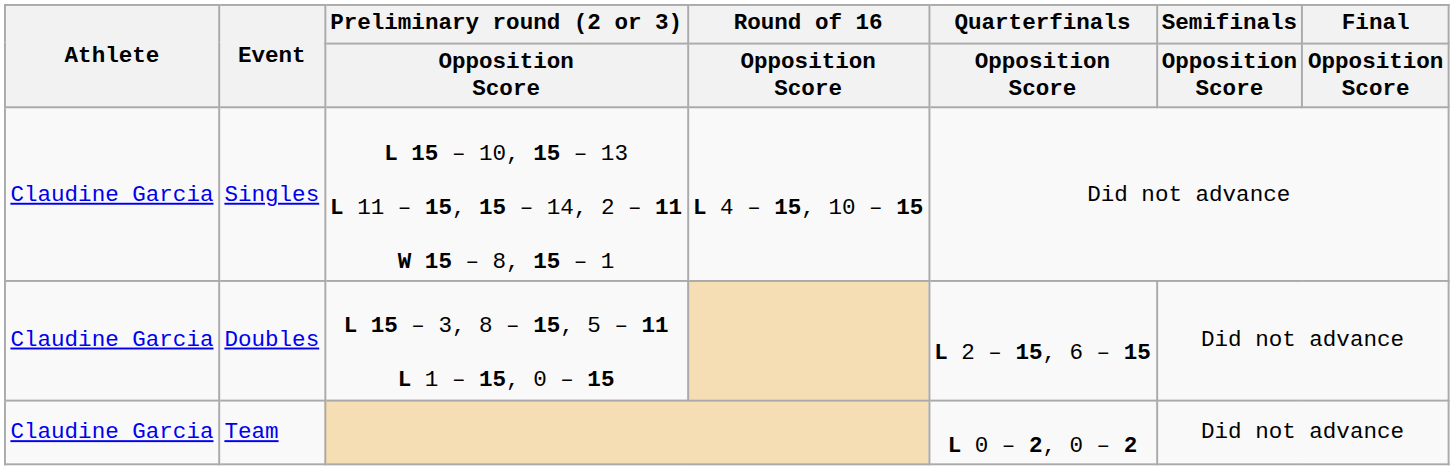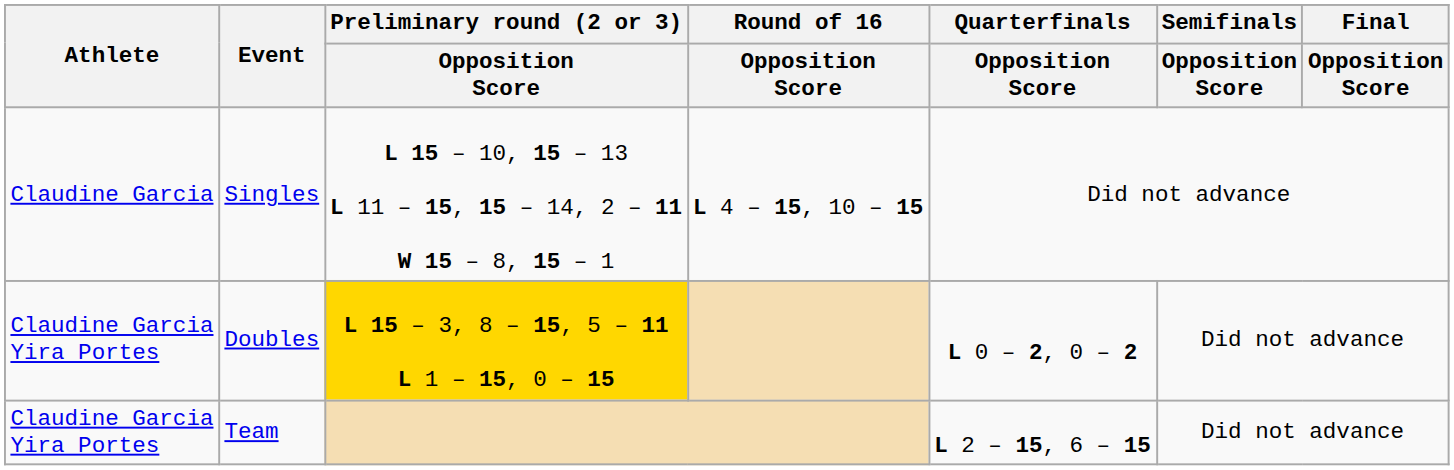(112, 340) Claudine Garcia -> (112, 340) Claudine Garcia Yira Portes
(506, 354) no background -> (506, 354) gold background
(1042, 354) L 2 – 15, 6 – 15 -> (1042, 354) L 0 – 2, 0 – 2
(112, 432) Claudine Garcia -> (112, 432) Claudine Garcia Yira Portes
(1042, 446) L 0 – 2, 0 – 2 -> (1042, 446) L 2 – 15, 6 – 15
